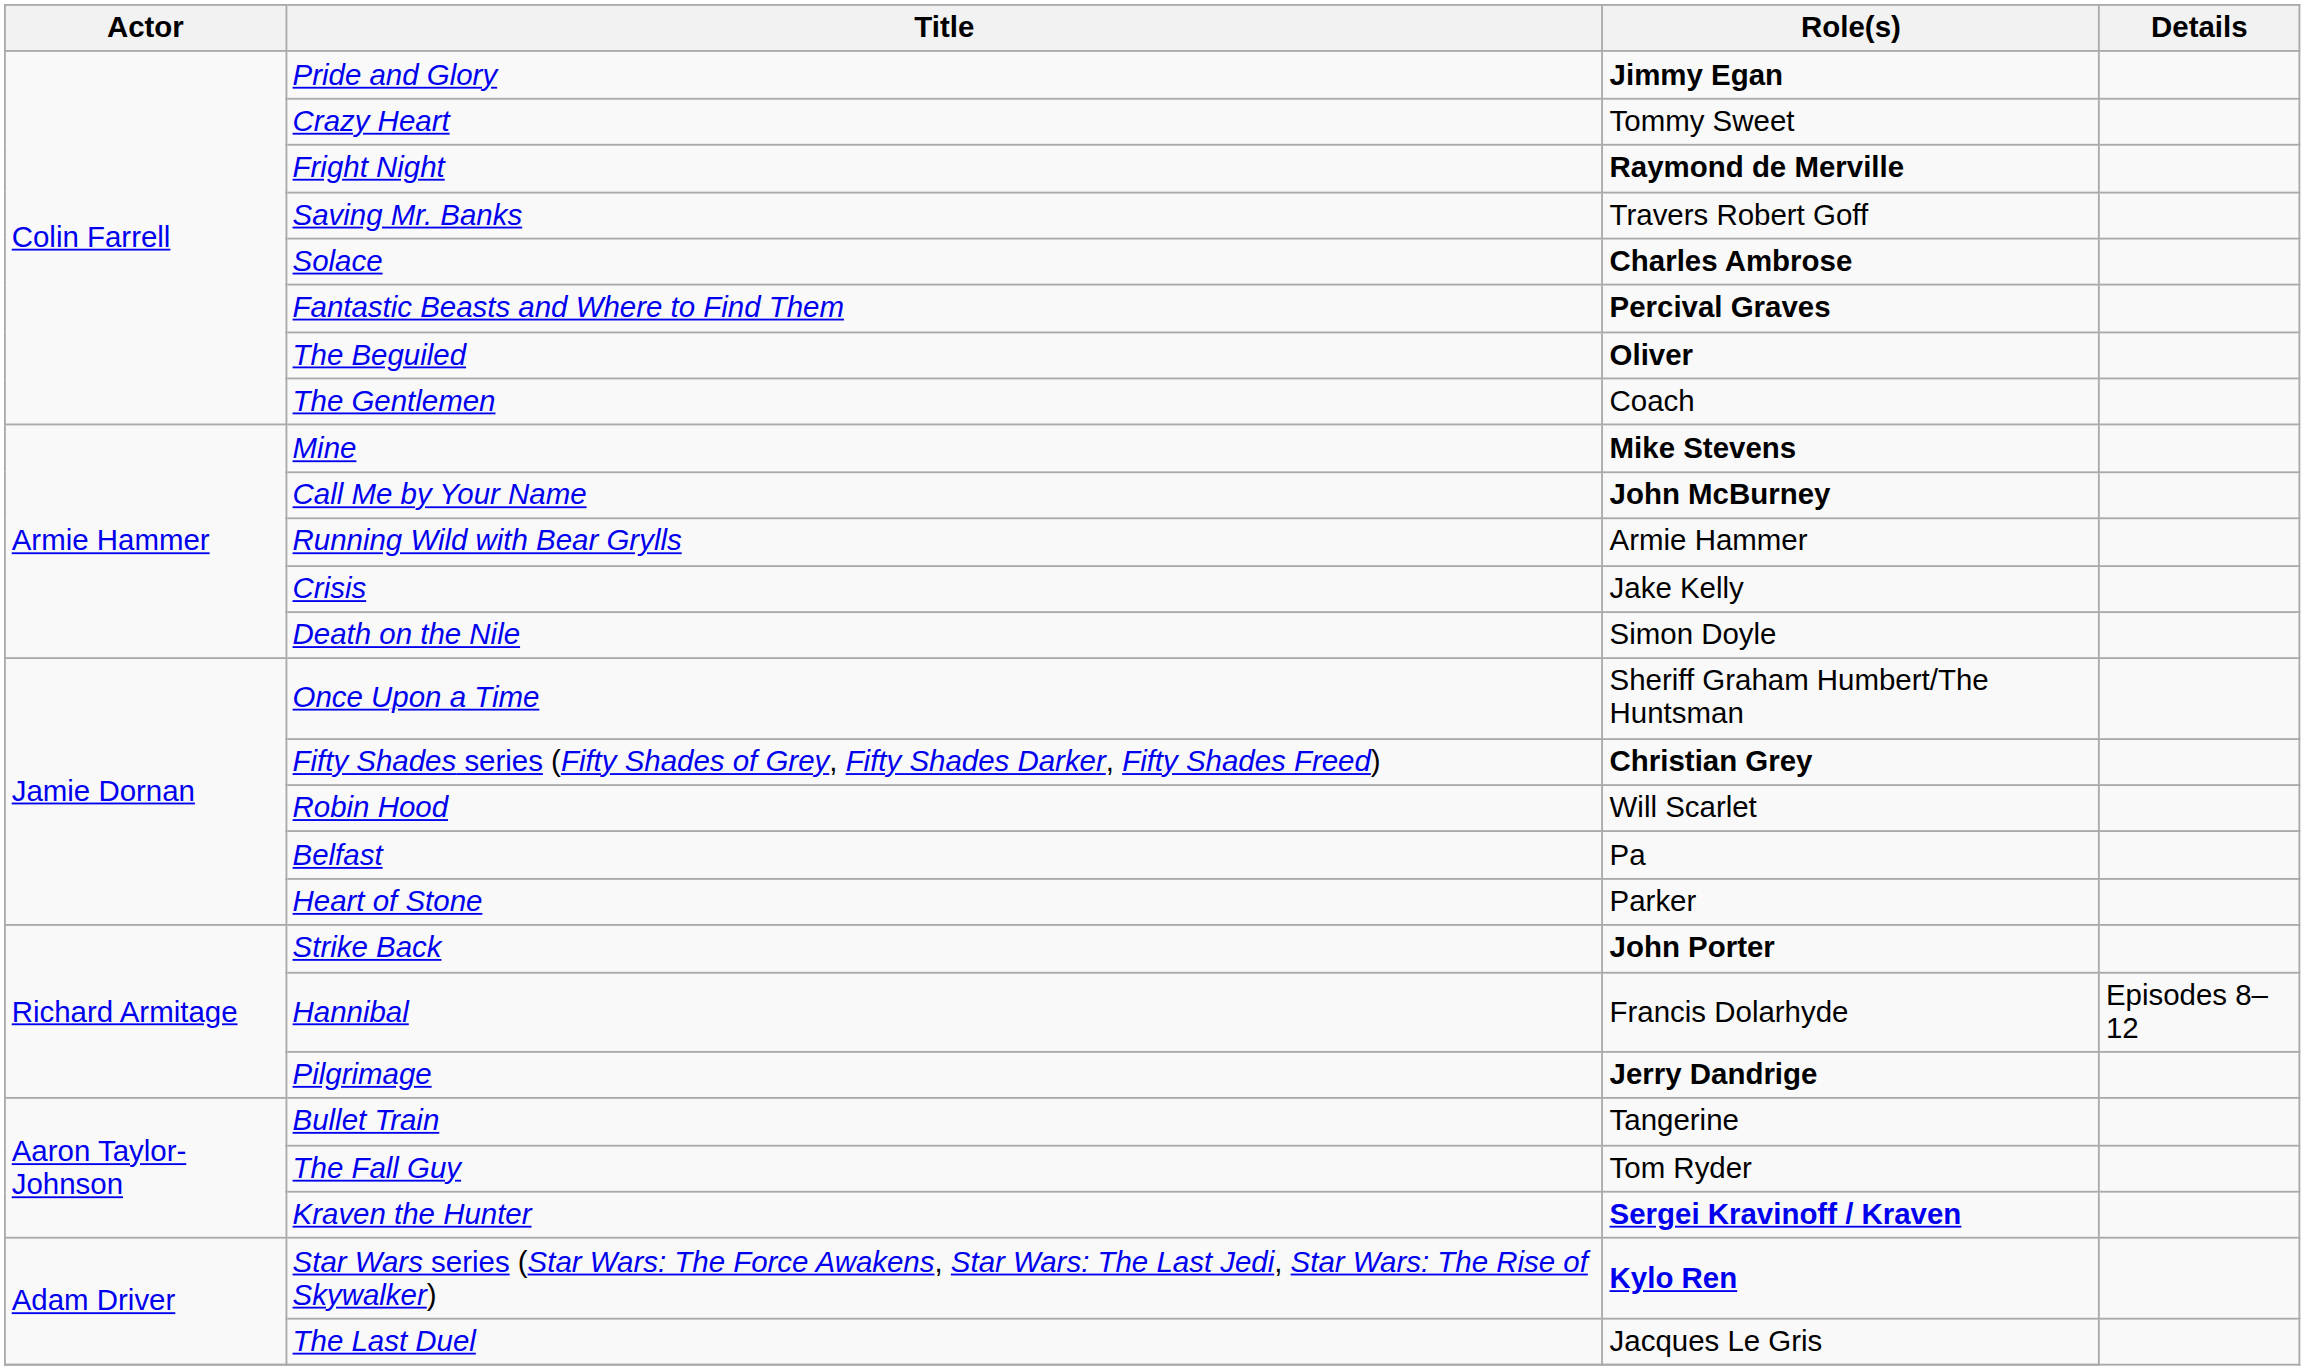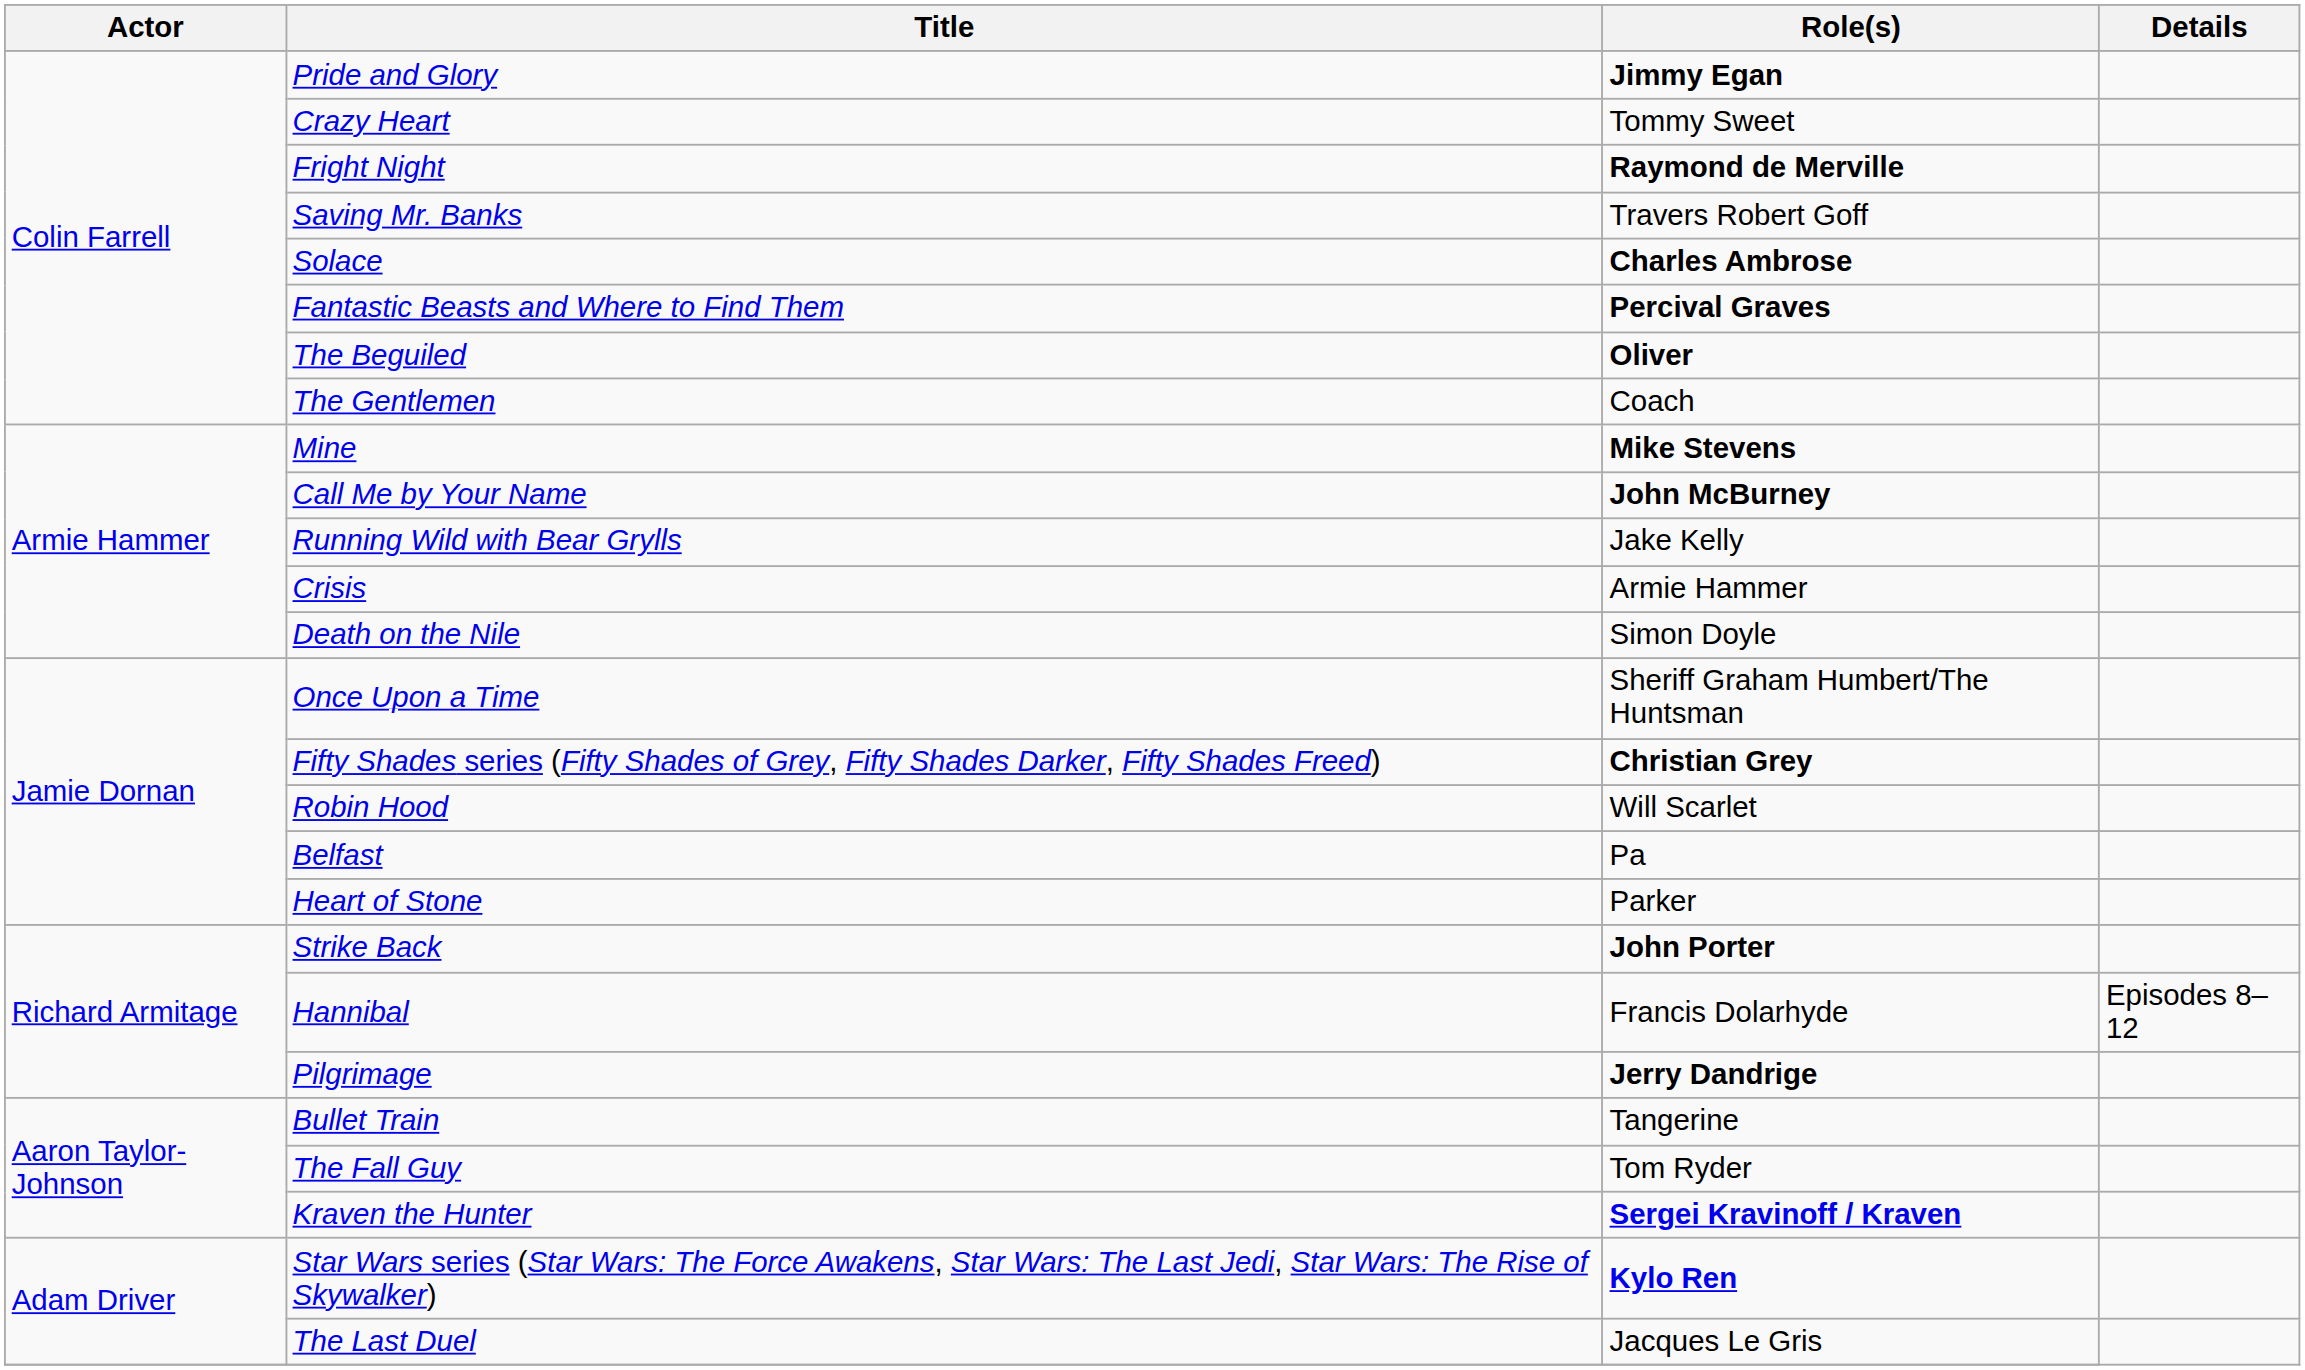(1709, 541) Armie Hammer -> (1677, 541) Jake Kelly
(1677, 588) Jake Kelly -> (1709, 588) Armie Hammer
